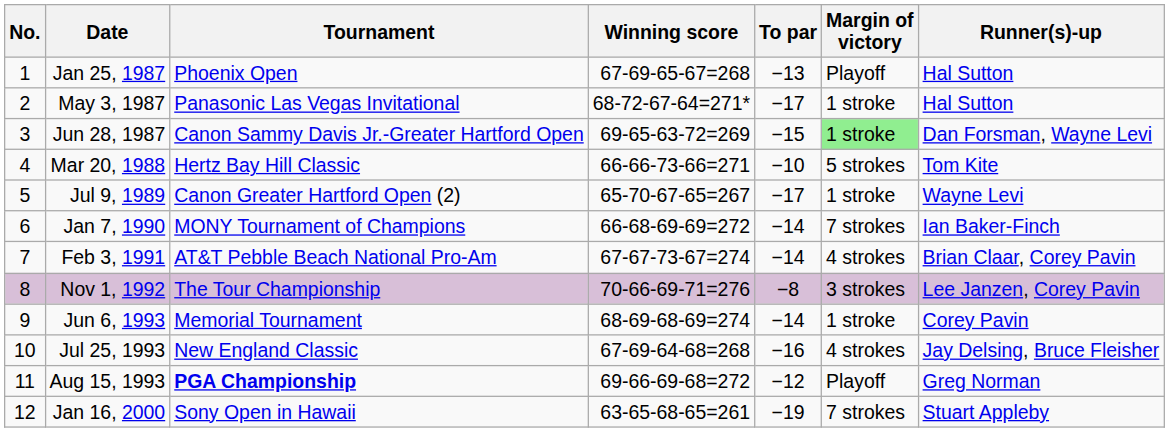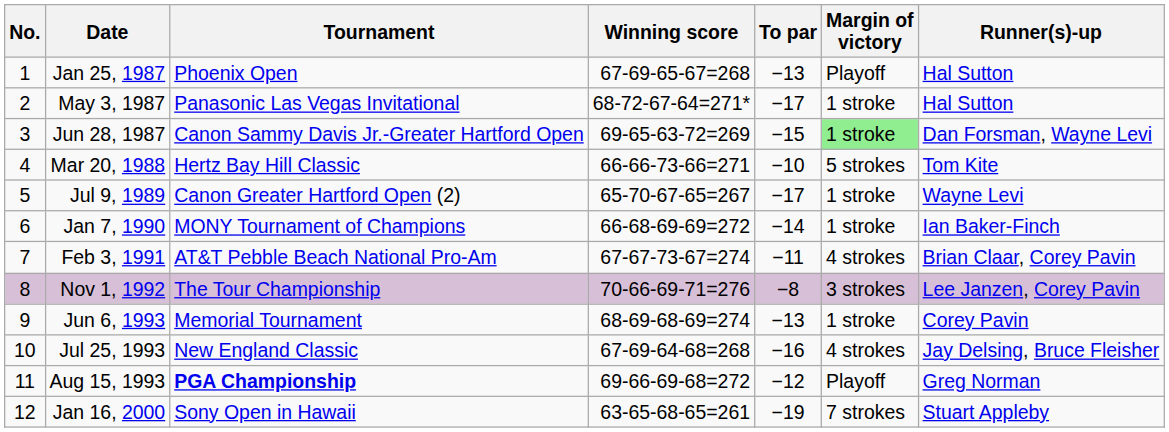(866, 227) 7 strokes -> (861, 227) 1 stroke
(788, 258) −14 -> (788, 258) −11
(788, 319) −14 -> (788, 319) −13
